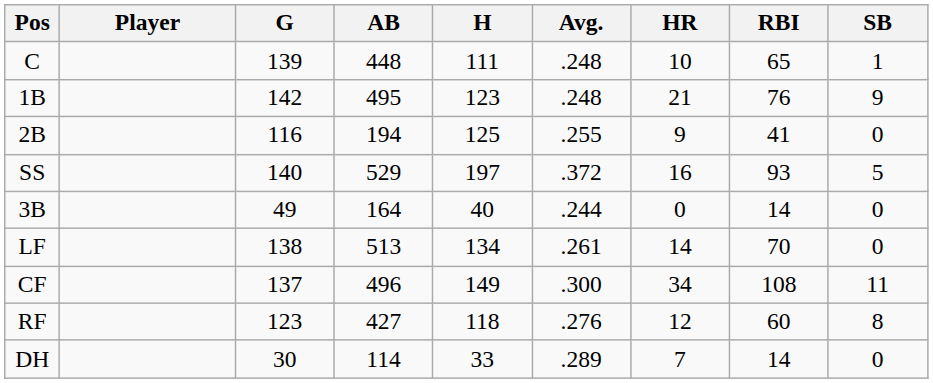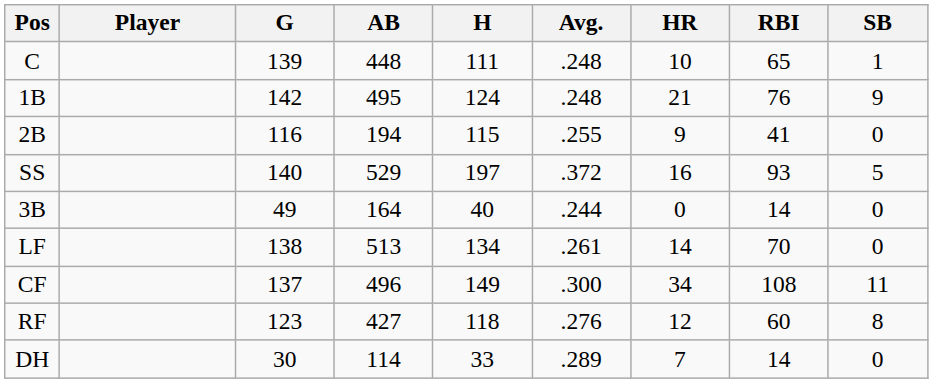(482, 97) 123 -> (482, 97) 124
(482, 135) 125 -> (482, 135) 115
